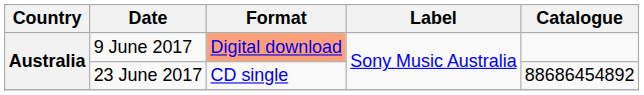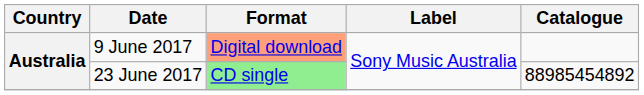(249, 75) no background -> (249, 75) lightgreen background
(580, 75) 88686454892 -> (580, 75) 88985454892
